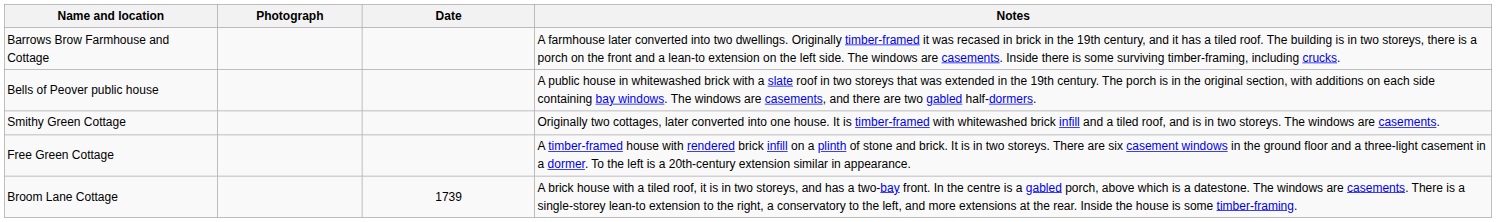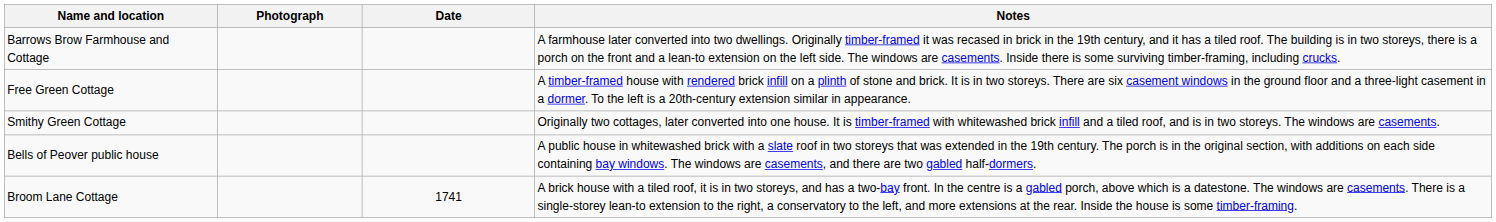rows swapped: (61, 155) <-> (83, 90)
(449, 196) 1739 -> (449, 196) 1741
